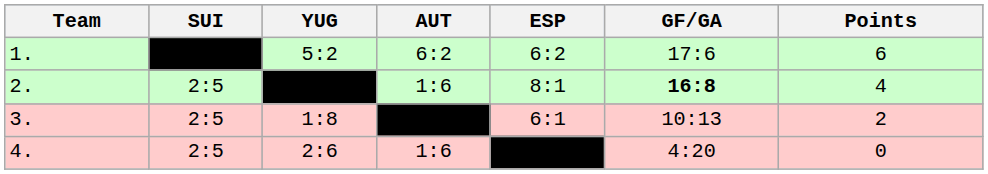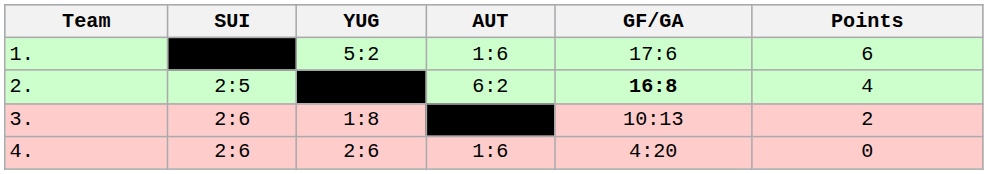- column: (548, 21)
(434, 54) 6:2 -> (490, 54) 1:6
(434, 87) 1:6 -> (490, 87) 6:2
(206, 120) 2:5 -> (232, 120) 2:6
(206, 153) 2:5 -> (232, 153) 2:6
